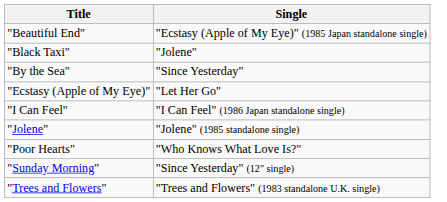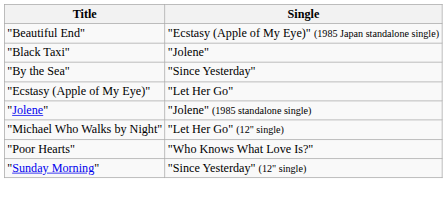- row: (37, 110)
+ row: (85, 129)
- row: (57, 187)
